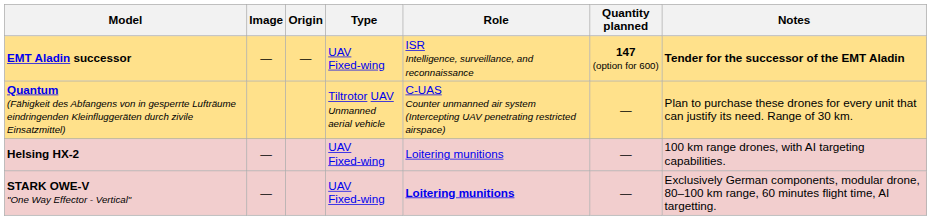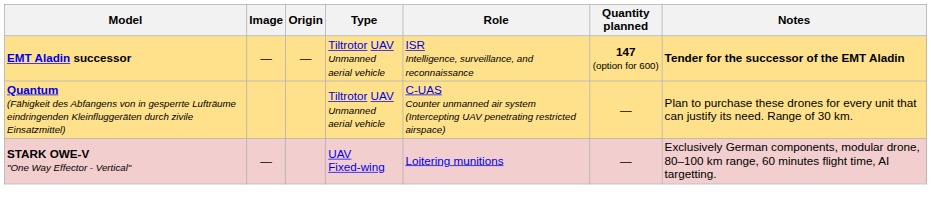(356, 58) UAV Fixed-wing -> (361, 58) Tiltrotor UAV Unmanned aerial vehicle
- row: (43, 154)
(460, 192) bold -> (454, 161) normal
